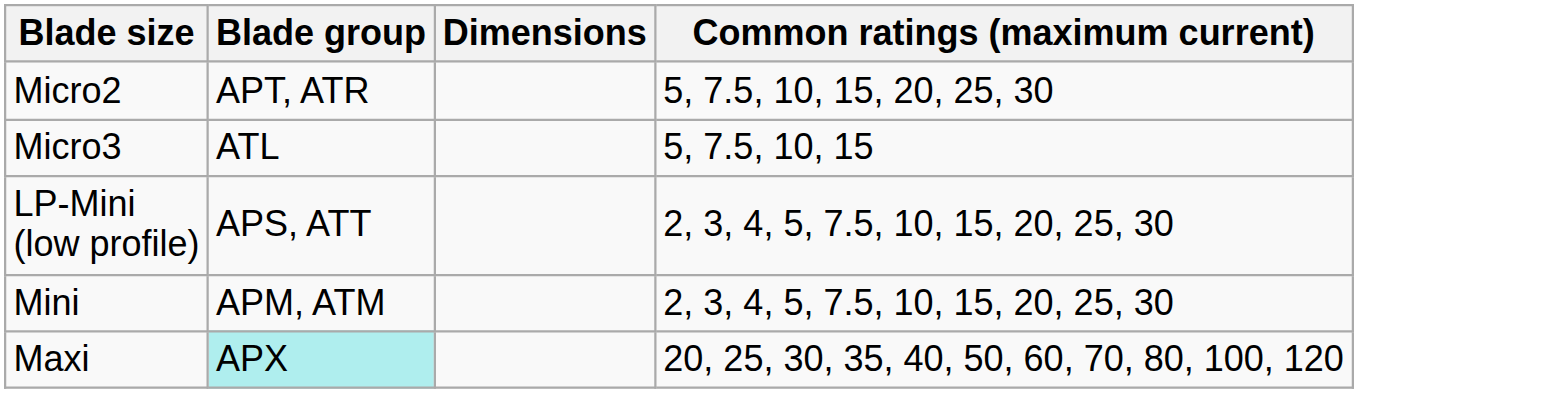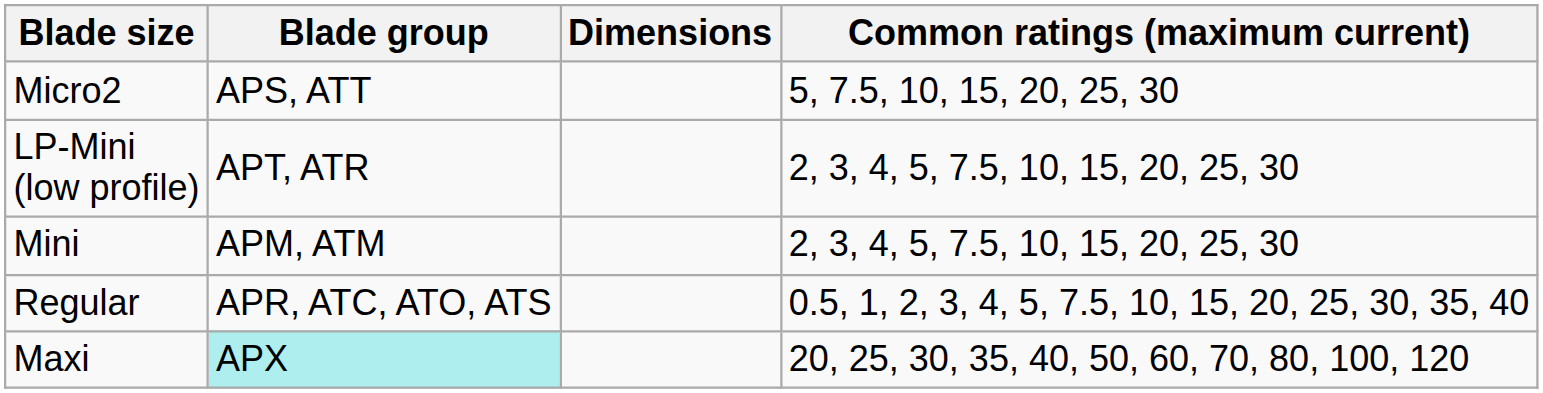(293, 90) APT, ATR -> (294, 90) APS, ATT
- row: (67, 147)
(294, 224) APS, ATT -> (293, 167) APT, ATR
+ row: (76, 301)
